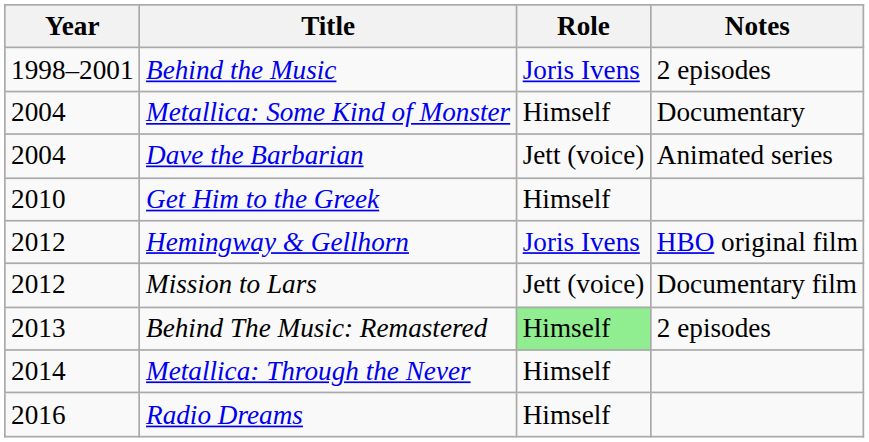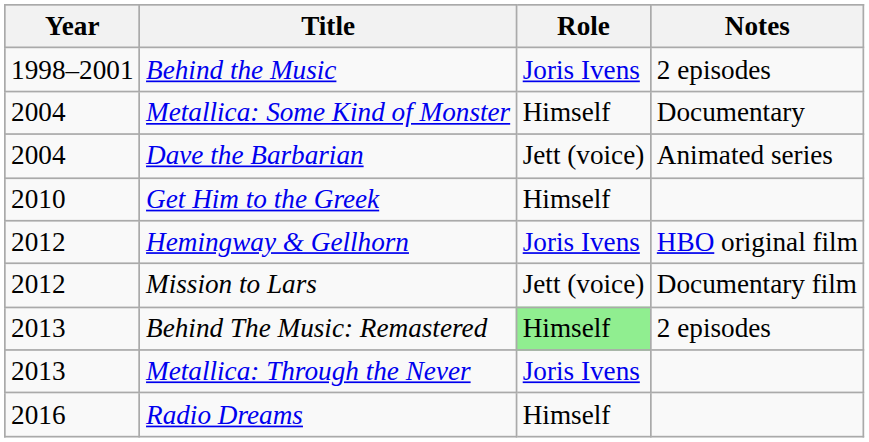(38, 371) 2014 -> (38, 371) 2013
(567, 371) Himself -> (581, 371) Joris Ivens
